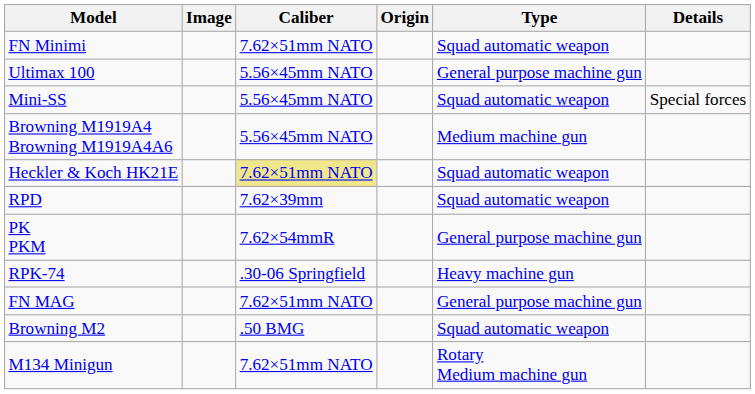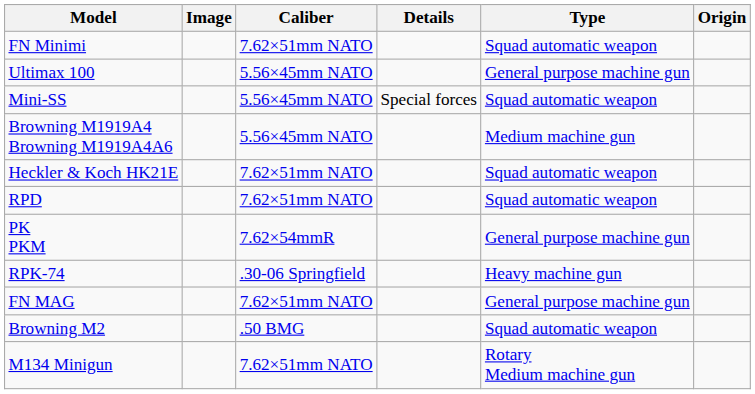columns swapped: (405, 18) <-> (698, 18)
(306, 173) khaki background -> (306, 173) no background
(281, 200) 7.62×39mm -> (306, 200) 7.62×51mm NATO
